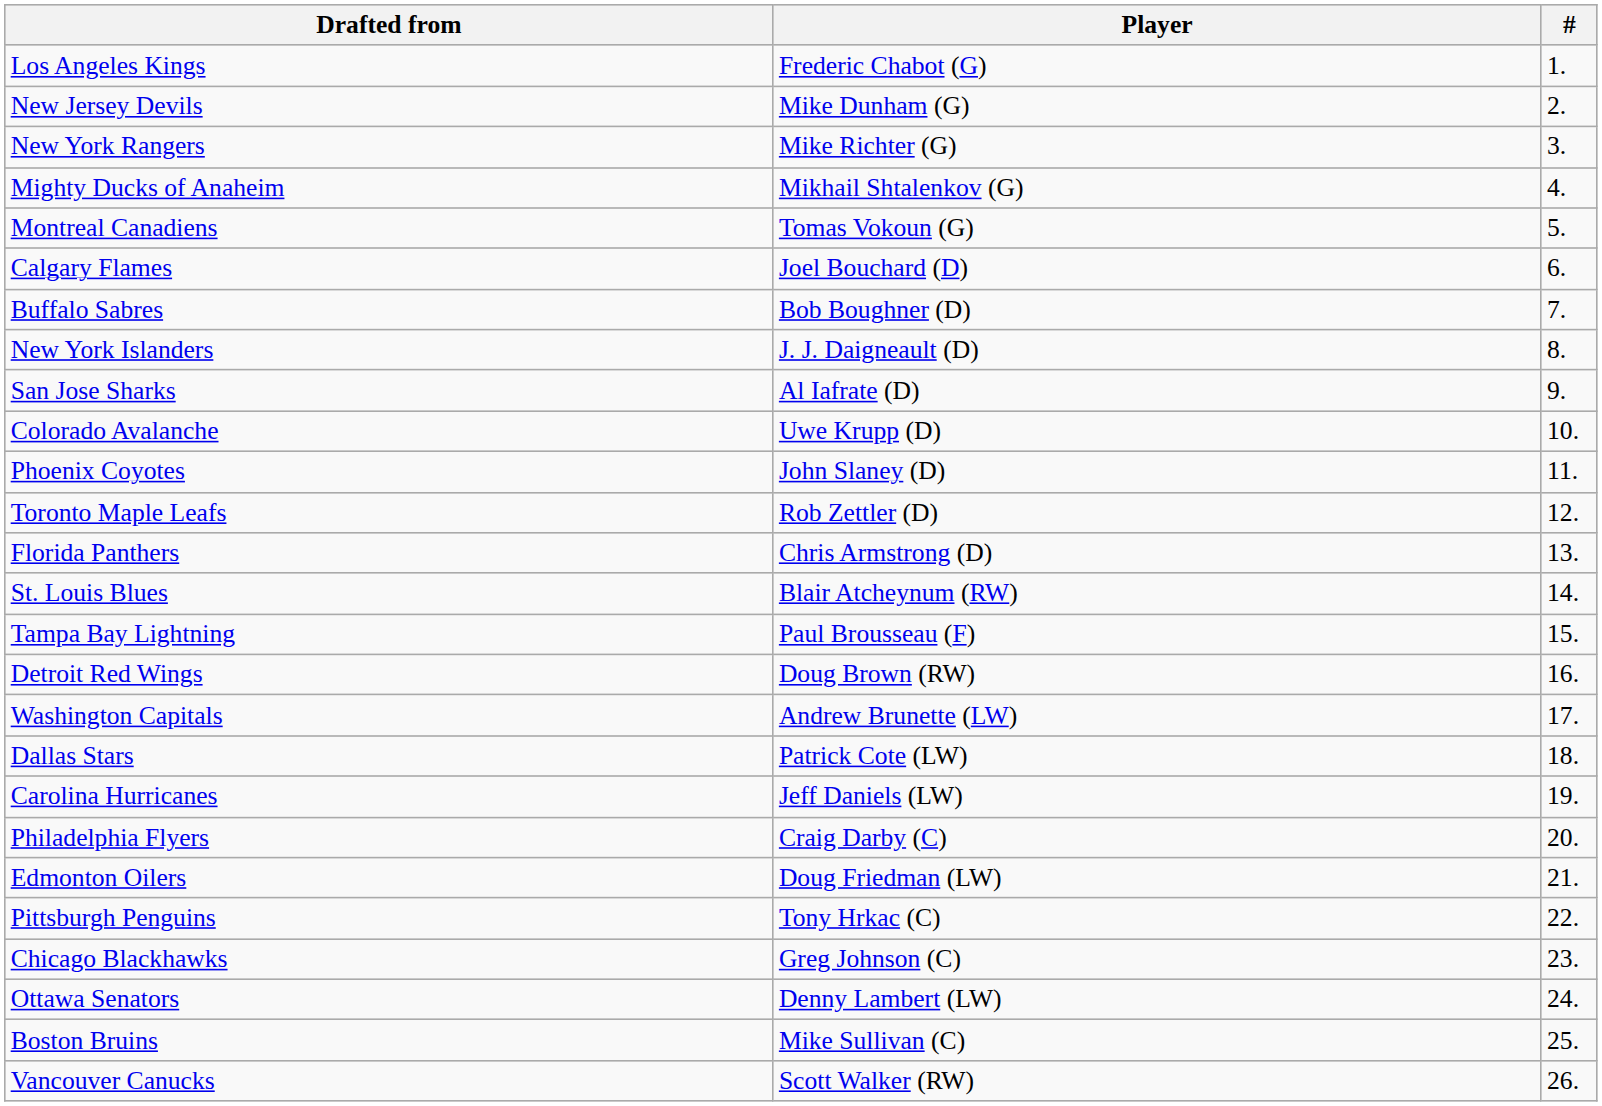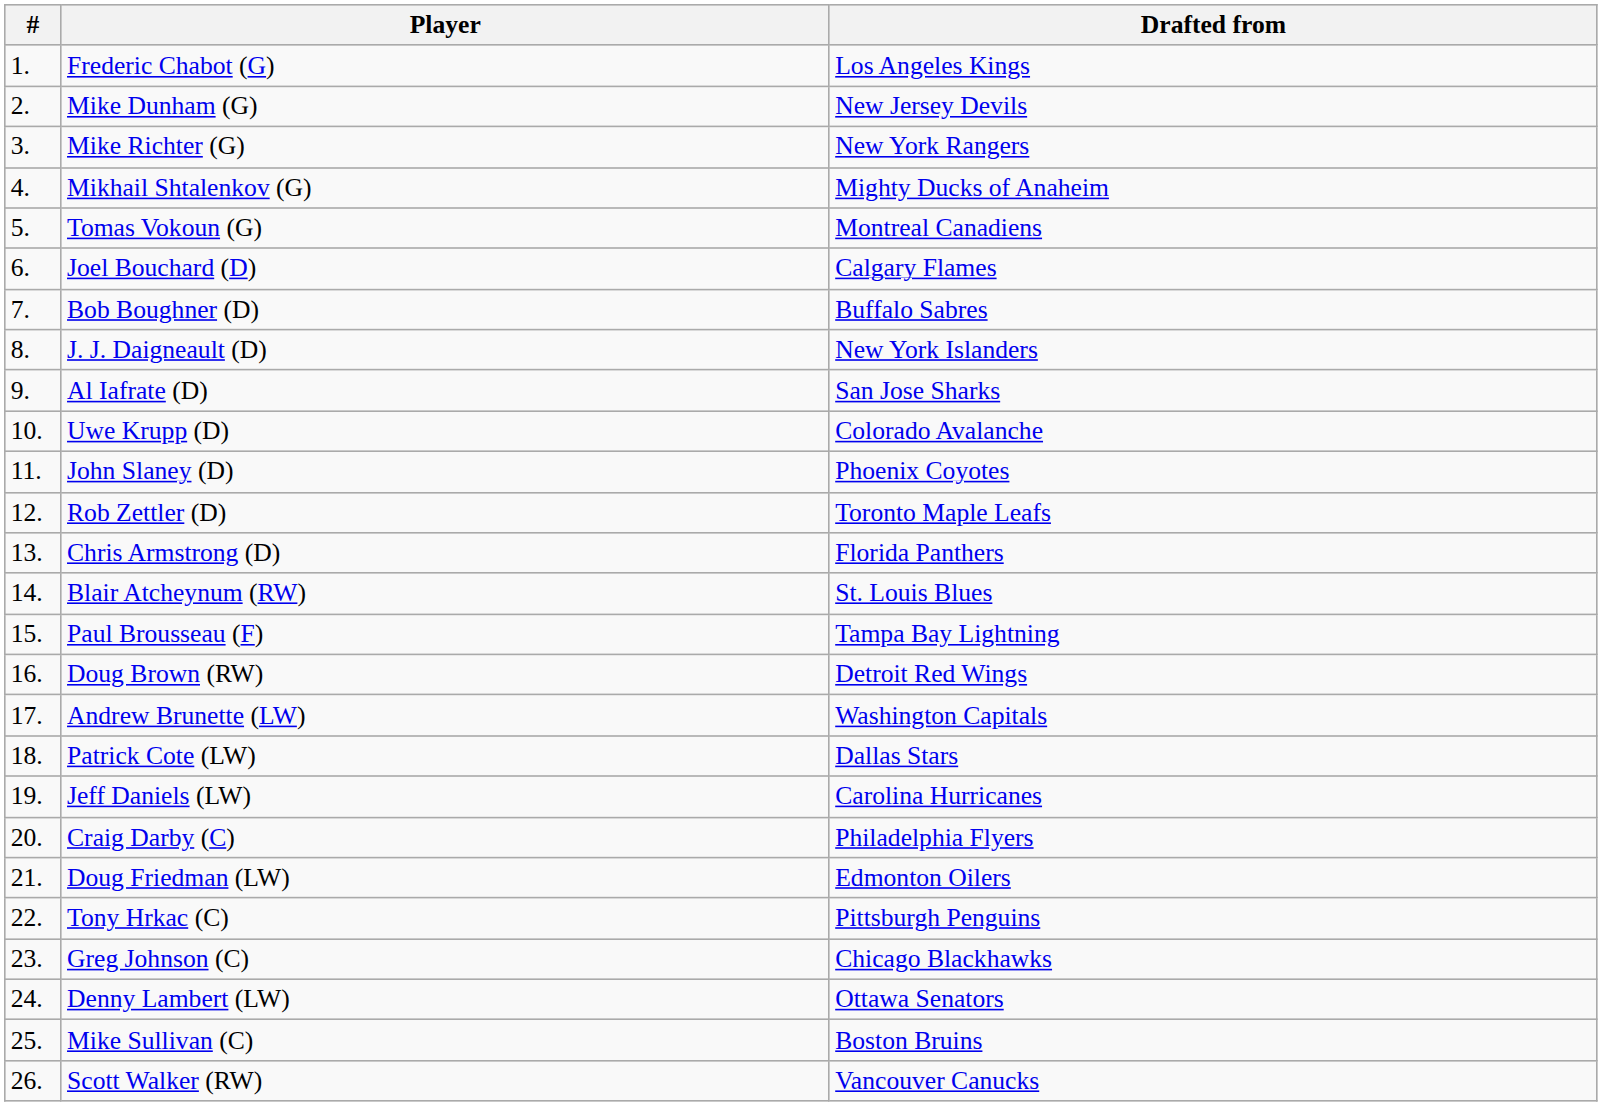columns swapped: (1569, 24) <-> (389, 24)
